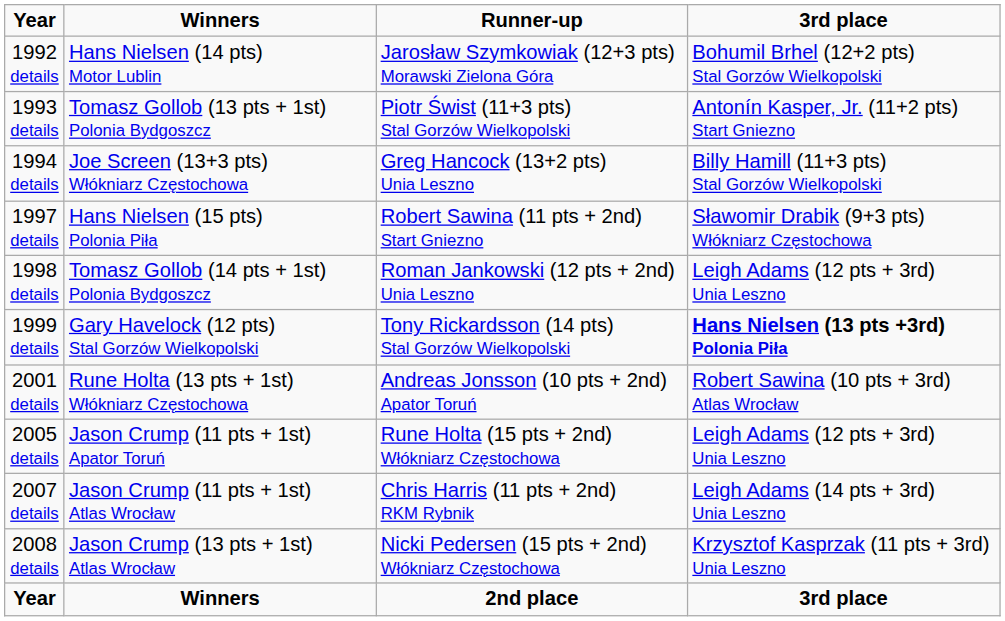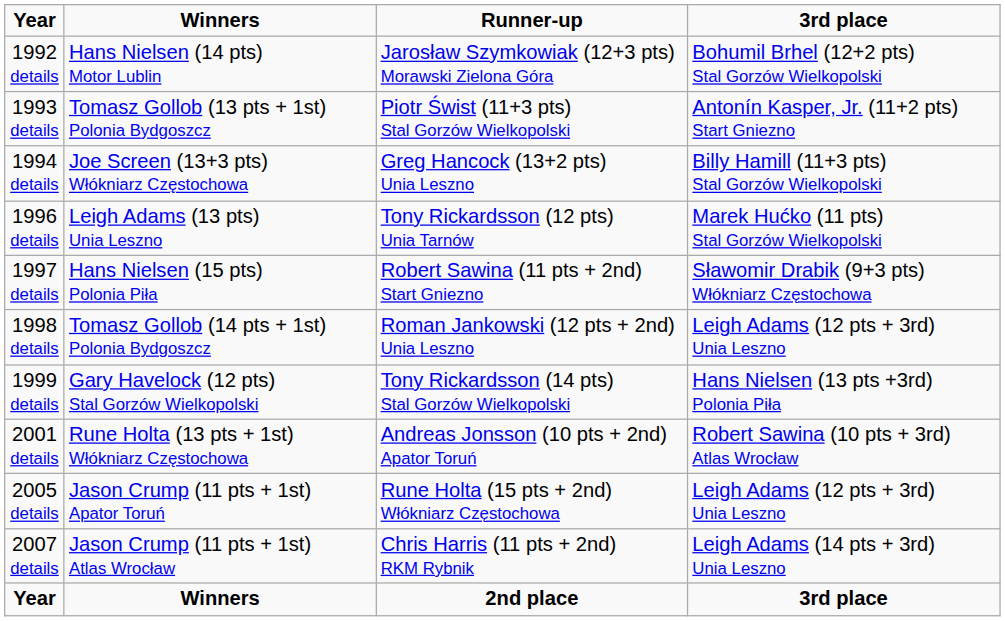+ row: (34, 227)
(819, 337) bold -> (813, 391) normal
- row: (34, 555)
